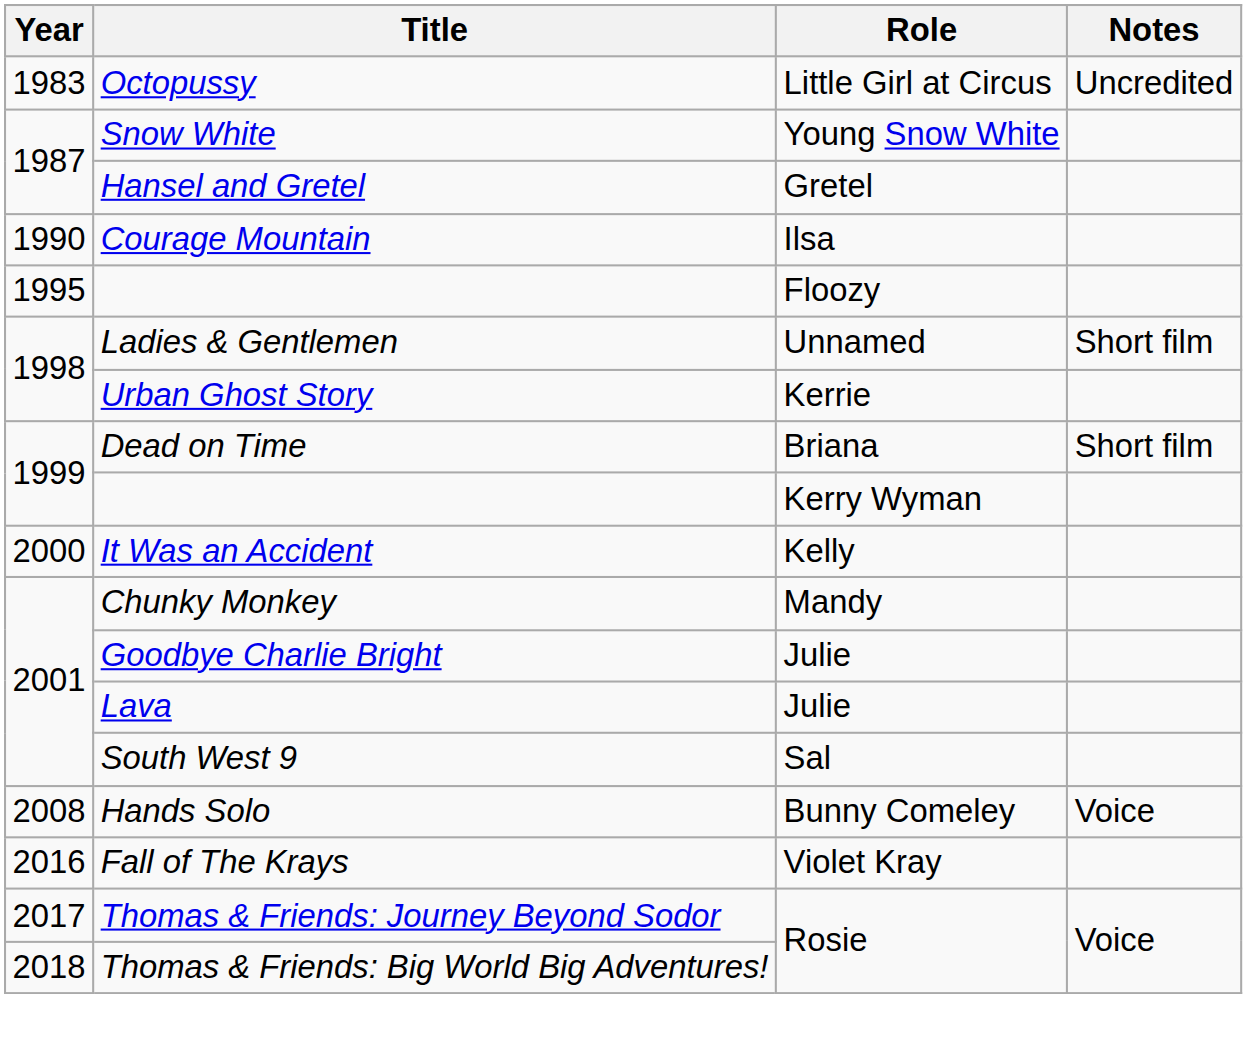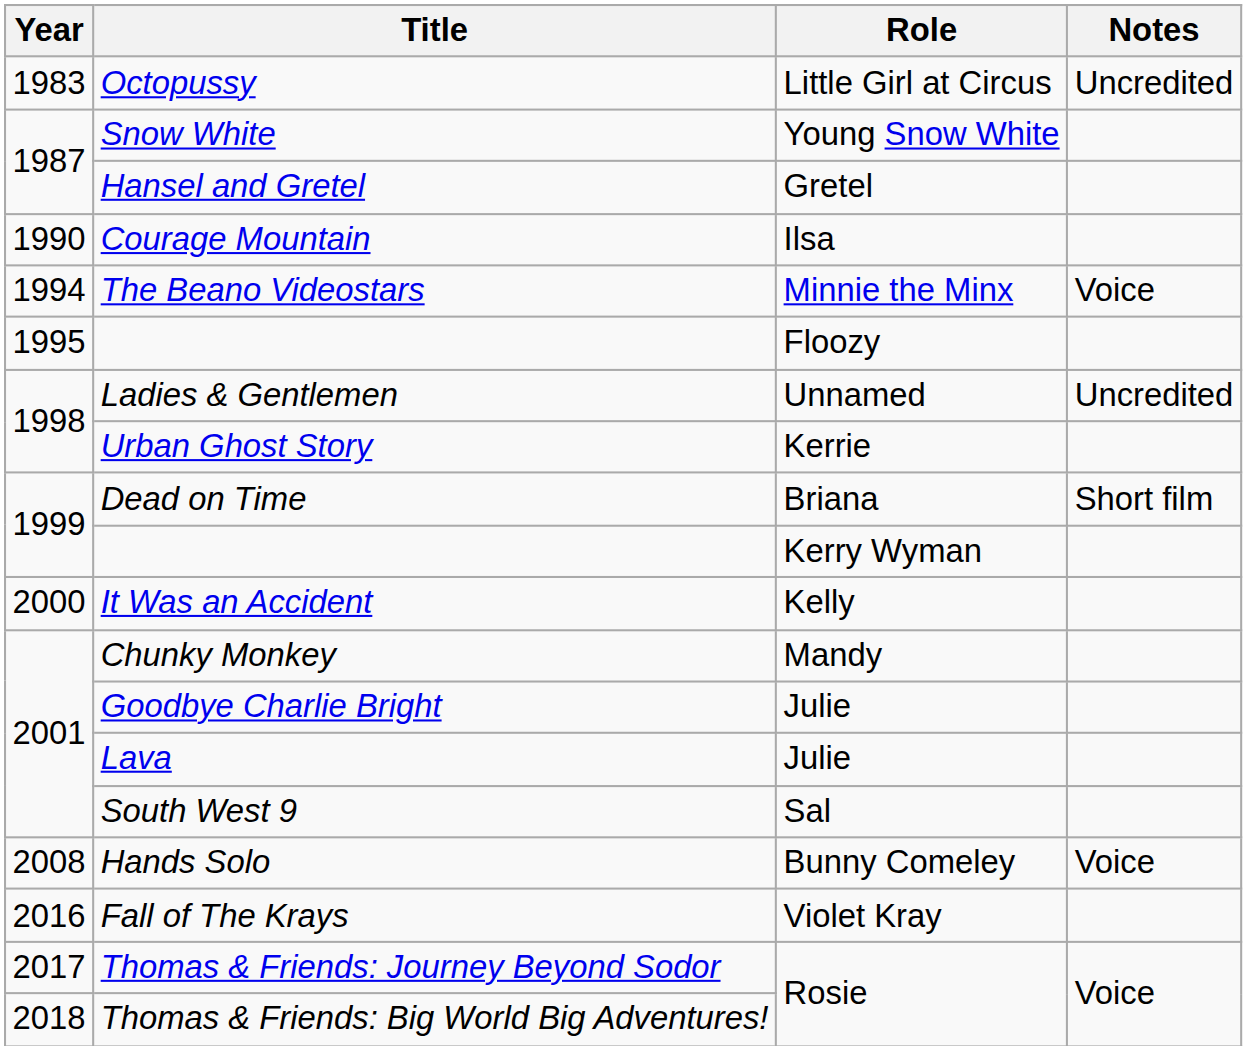+ row: (263, 290)
(1144, 342) Short film -> (1154, 394) Uncredited
